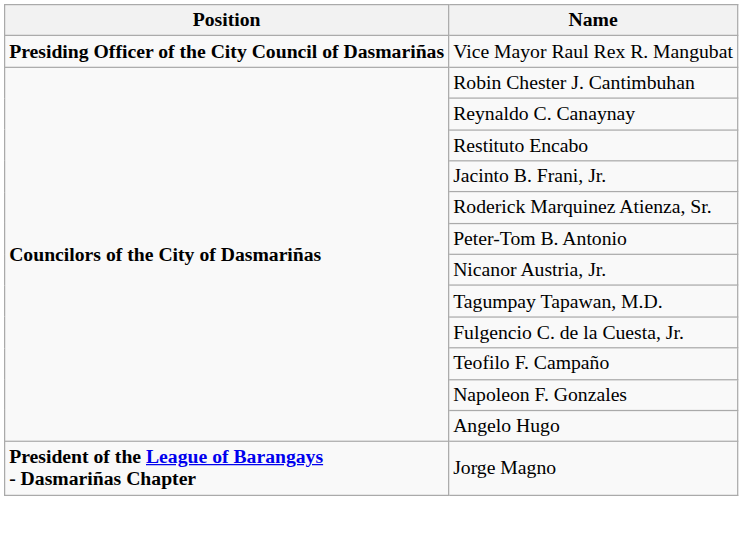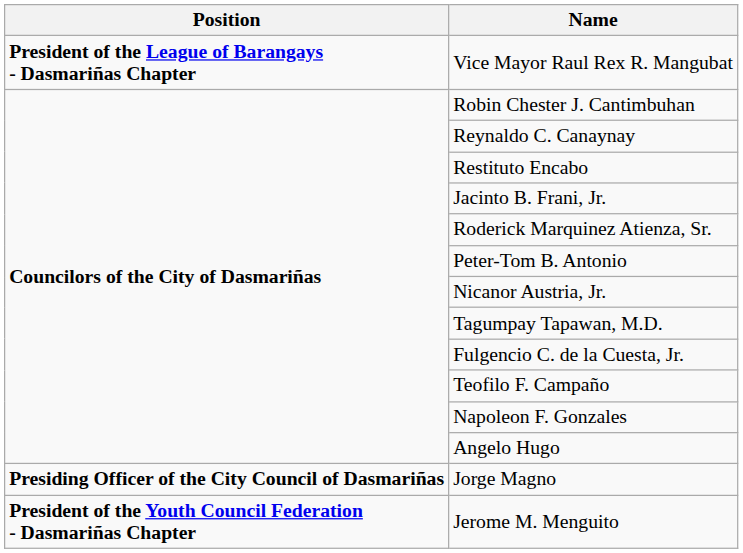(227, 51) Presiding Officer of the City Council of Dasmariñas -> (166, 62) President of the League of Barangays - Dasmariñas Chapter
(166, 468) President of the League of Barangays - Dasmariñas Chapter -> (227, 479) Presiding Officer of the City Council of Dasmariñas
+ row: (536, 521)
